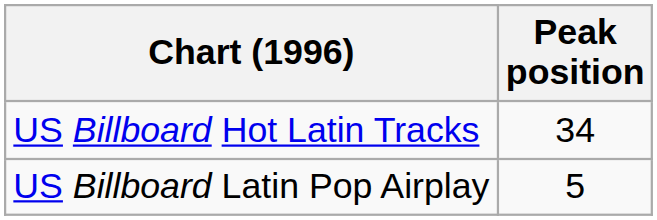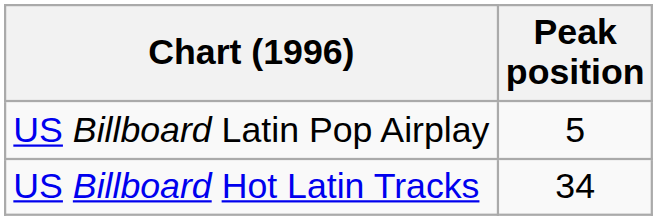rows swapped: (246, 129) <-> (251, 186)
